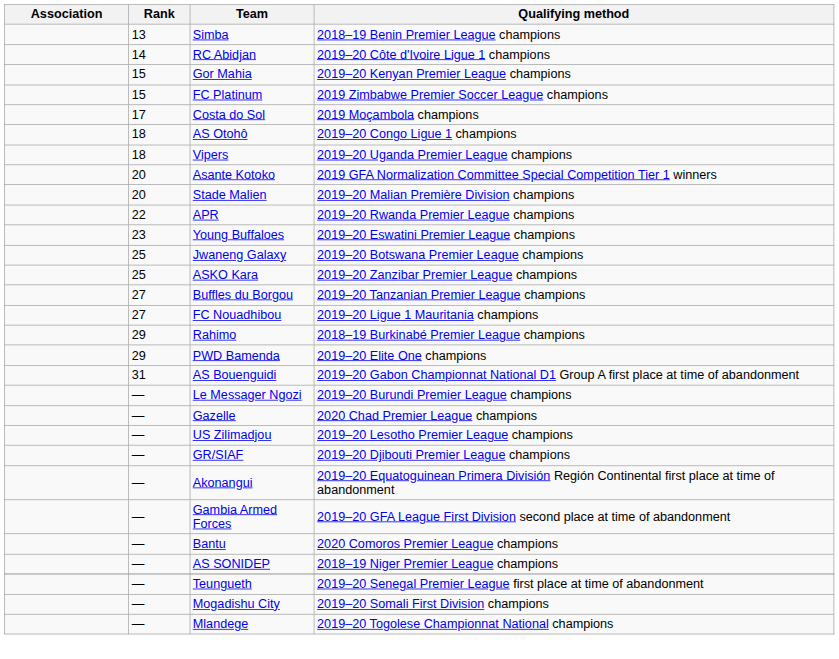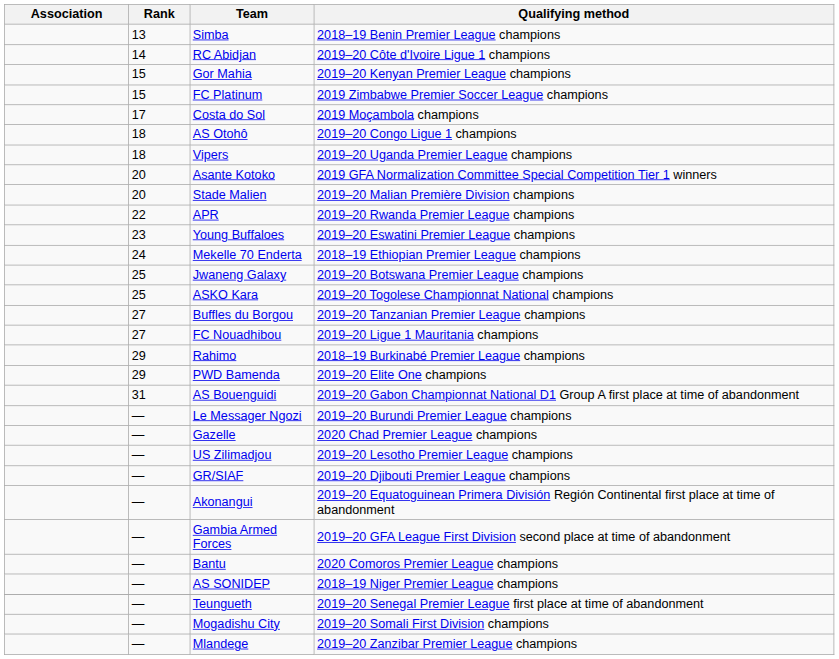+ row: (247, 255)
(447, 275) 2019–20 Zanzibar Premier League champions -> (465, 295) 2019–20 Togolese Championnat National champions
(465, 624) 2019–20 Togolese Championnat National champions -> (447, 644) 2019–20 Zanzibar Premier League champions
